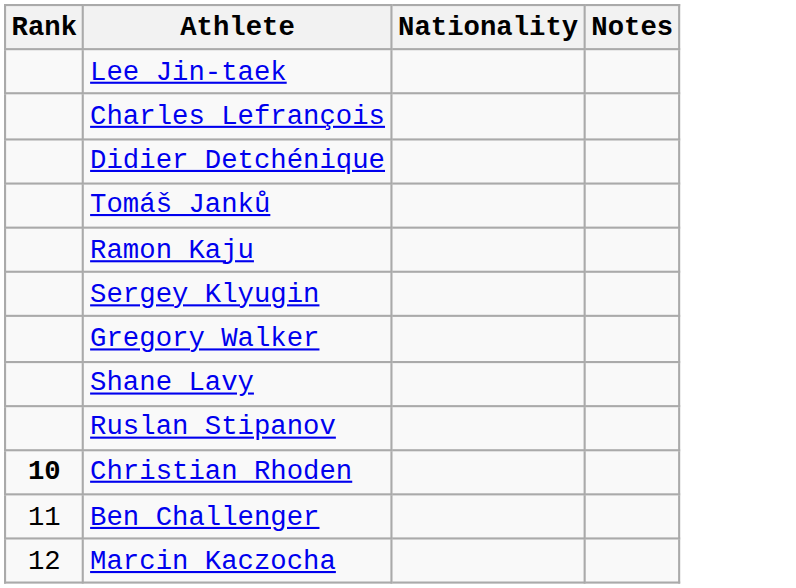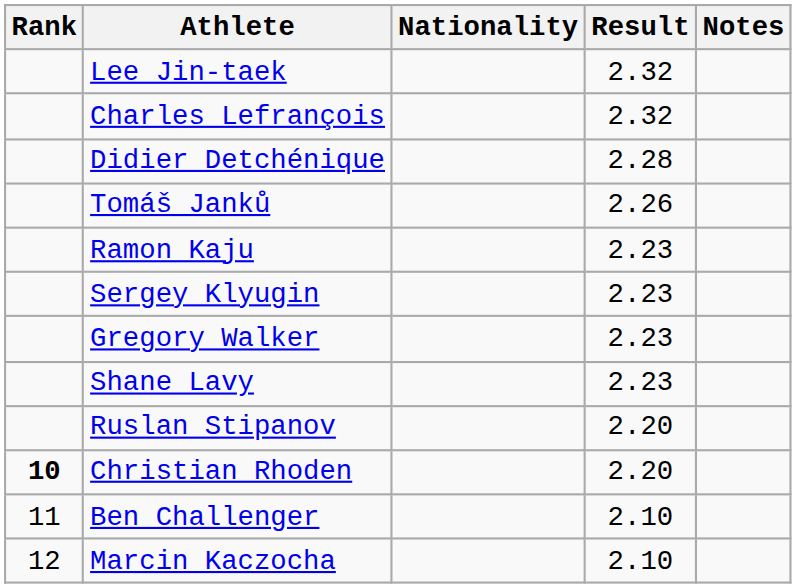+ column: (640, 27)
